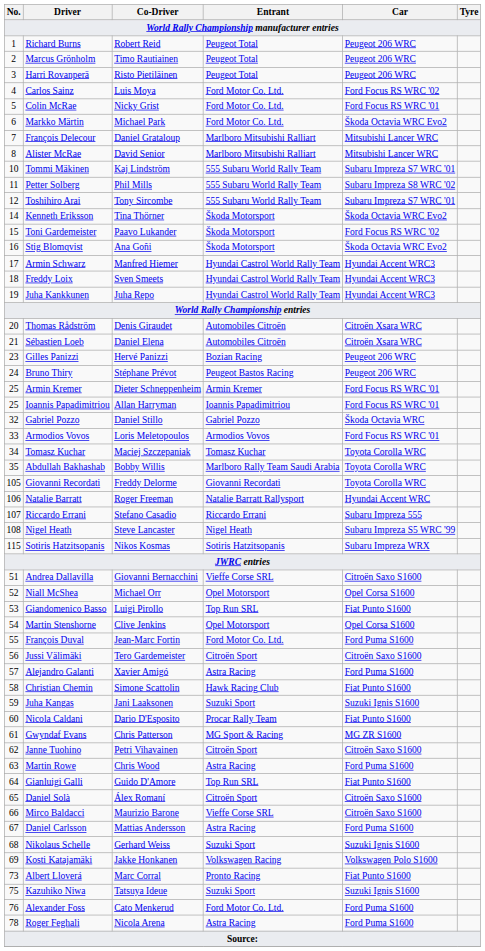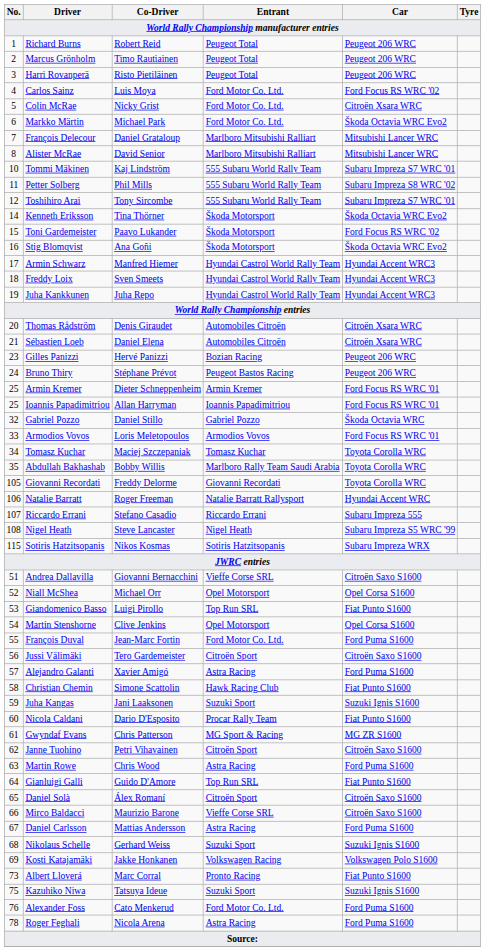(392, 106) Ford Focus RS WRC '01 -> (383, 106) Citroën Xsara WRC
